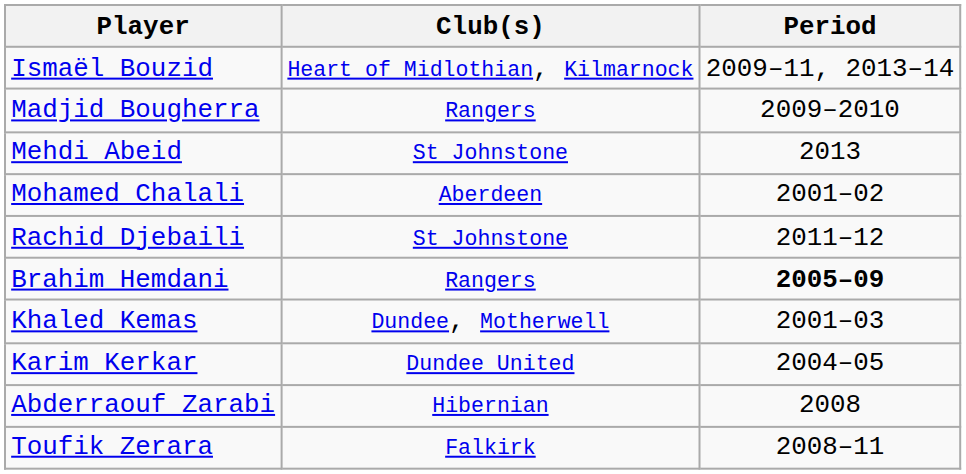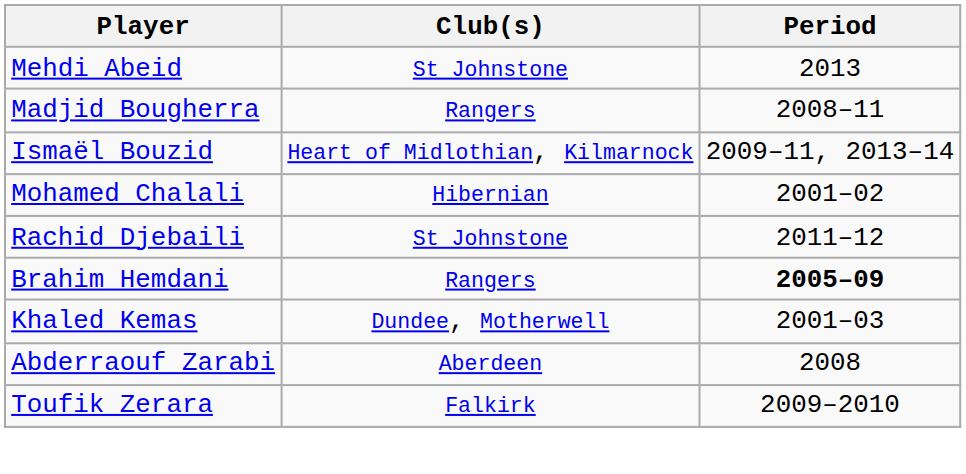rows swapped: (97, 153) <-> (112, 68)
(830, 110) 2009–2010 -> (830, 110) 2008–11
(490, 196) Aberdeen -> (490, 196) Hibernian
- row: (104, 363)
(490, 407) Hibernian -> (490, 364) Aberdeen
(830, 448) 2008–11 -> (830, 406) 2009–2010
